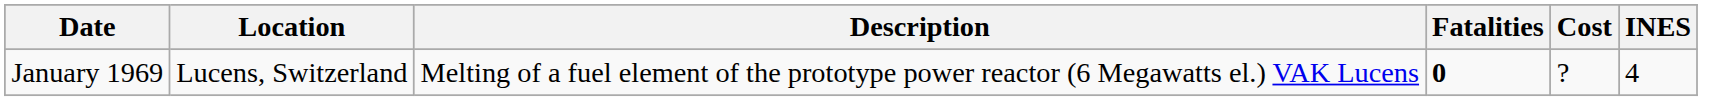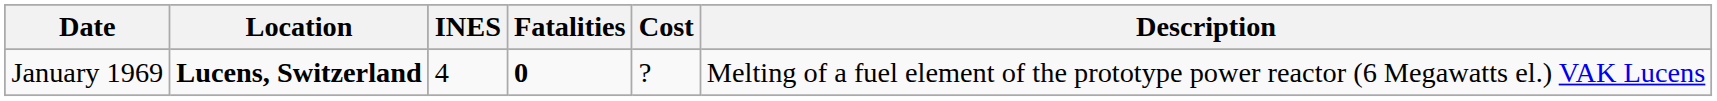columns swapped: (920, 26) <-> (1658, 26)
(292, 71) normal -> (299, 71) bold
